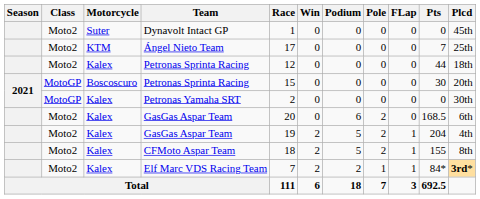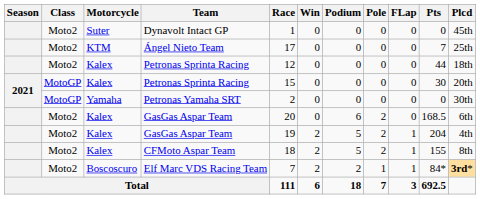(112, 82) Boscoscuro -> (99, 82) Kalex
(99, 99) Kalex -> (104, 99) Yamaha
(99, 168) Kalex -> (112, 168) Boscoscuro
